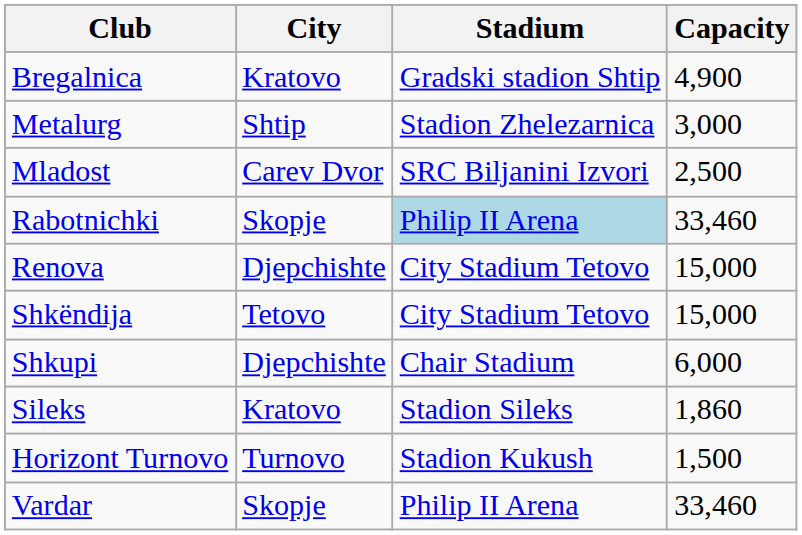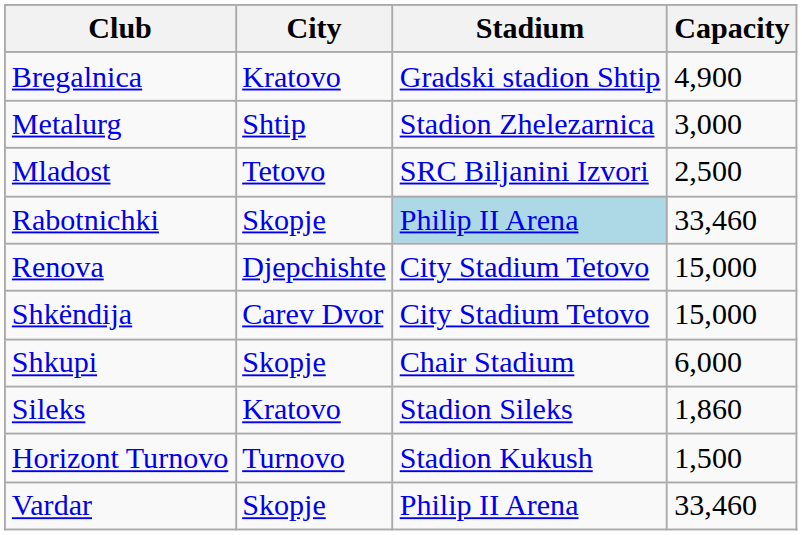(313, 171) Carev Dvor -> (284, 171) Tetovo
(284, 314) Tetovo -> (313, 314) Carev Dvor
(314, 362) Djepchishte -> (284, 362) Skopje
